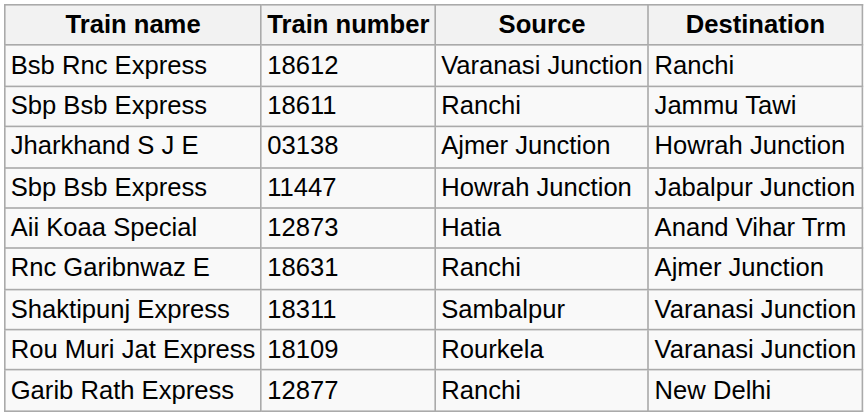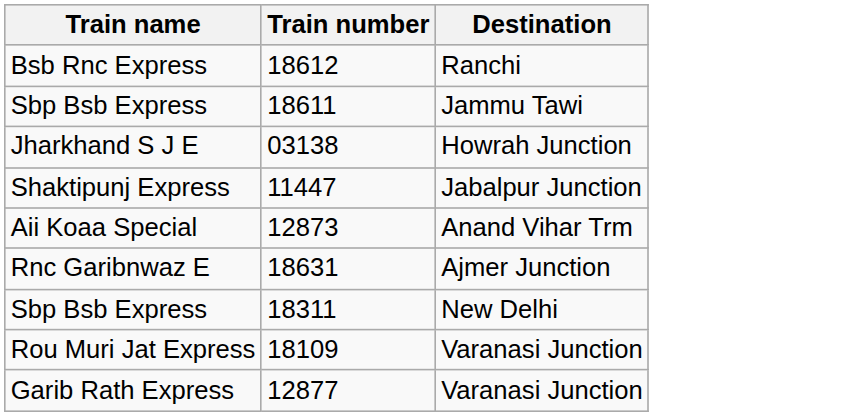- column: (542, 24)
(109, 187) Sbp Bsb Express -> (120, 187) Shaktipunj Express
(120, 308) Shaktipunj Express -> (109, 308) Sbp Bsb Express
(755, 308) Varanasi Junction -> (500, 308) New Delhi
(713, 390) New Delhi -> (542, 390) Varanasi Junction
